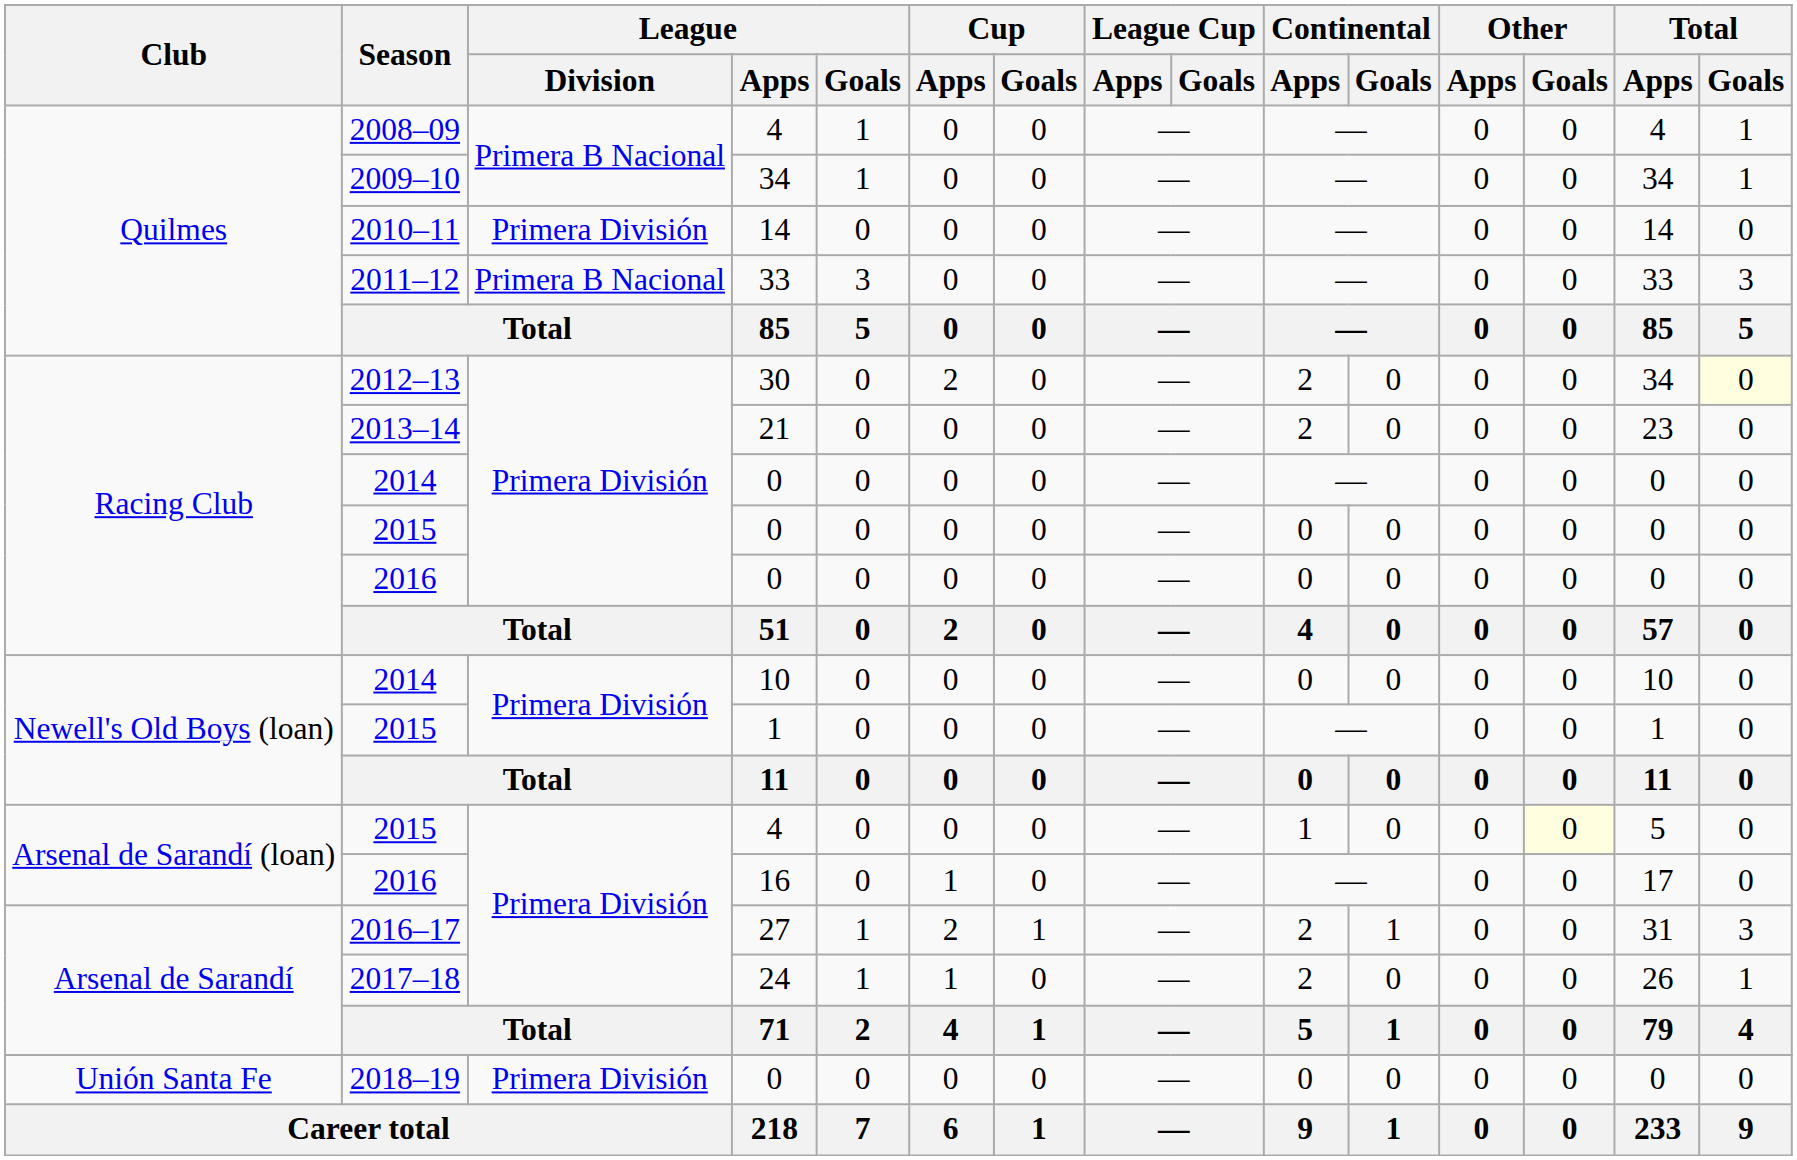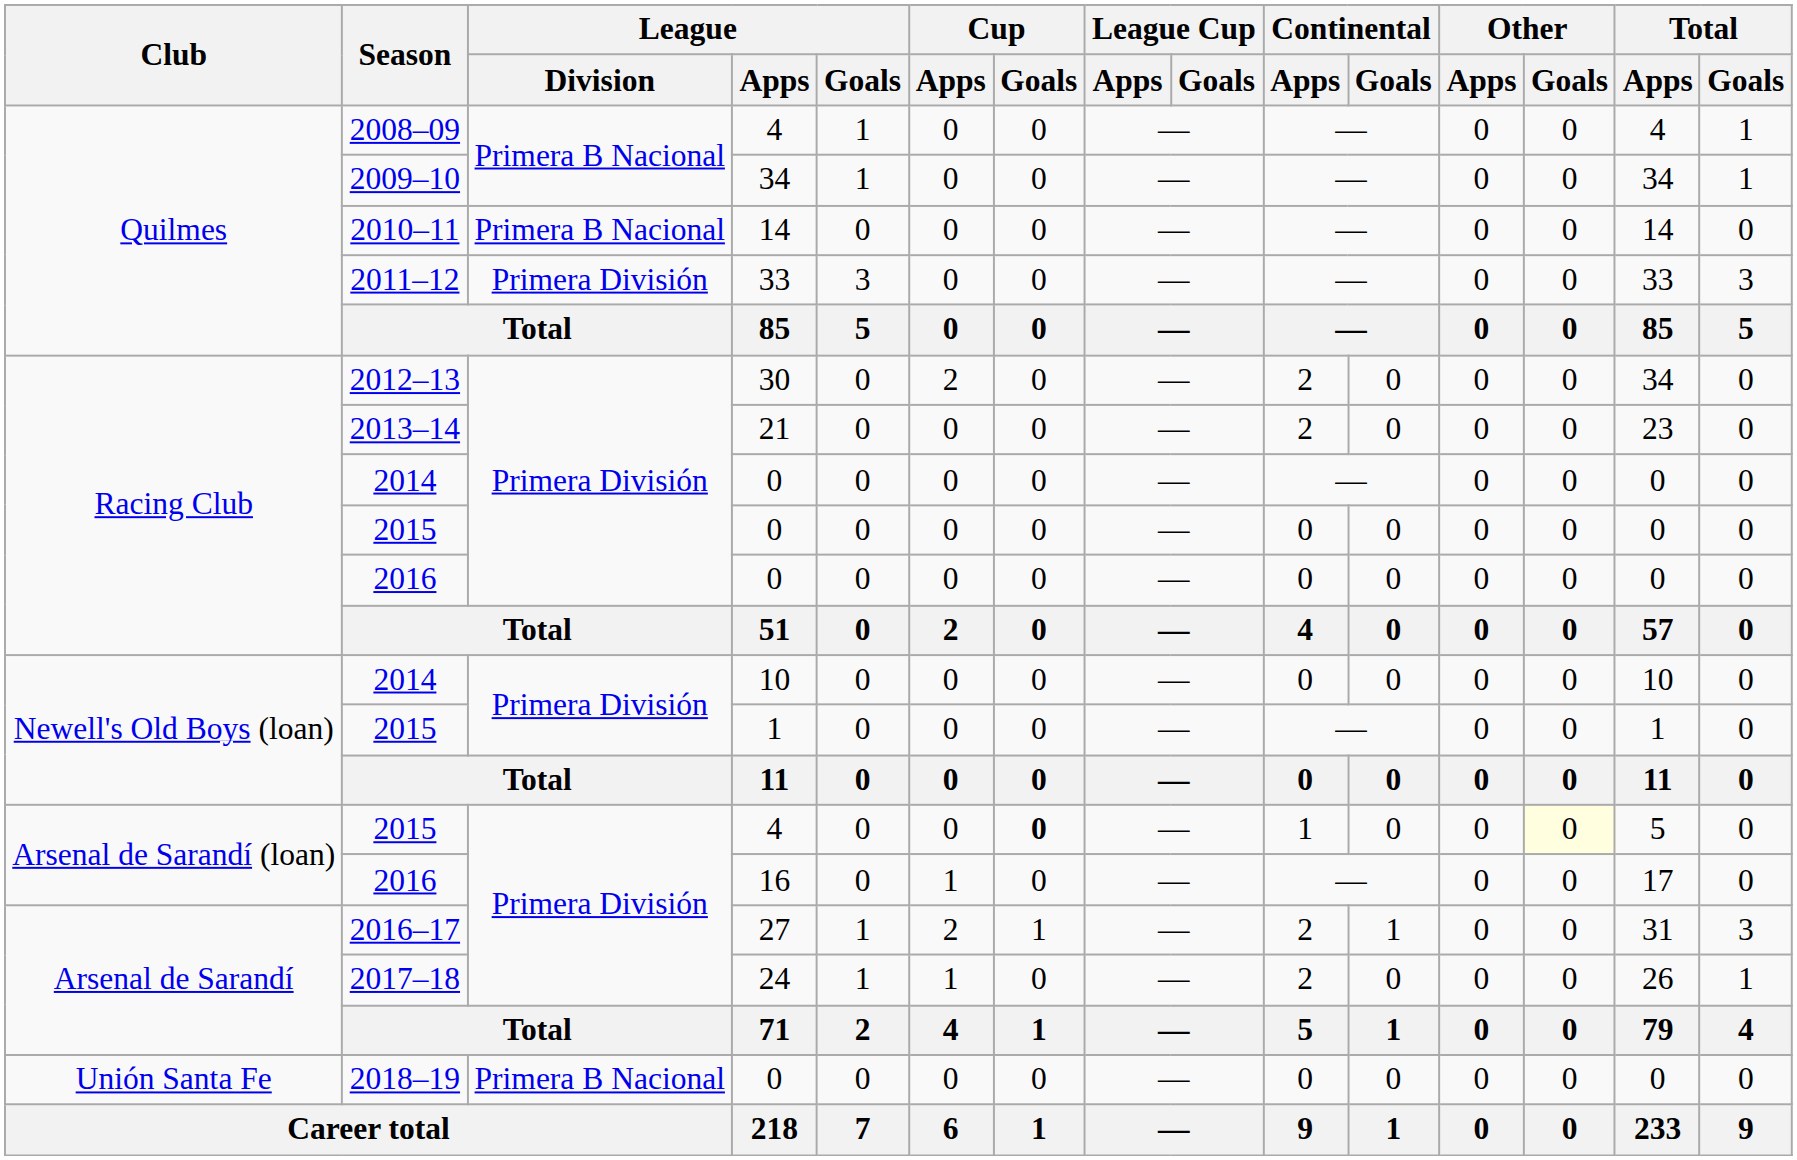(600, 229) Primera División -> (600, 229) Primera B Nacional
(600, 279) Primera B Nacional -> (600, 279) Primera División
(1746, 379) lightyellow background -> (1746, 379) no background
(1039, 829) normal -> (1039, 829) bold
(600, 1079) Primera División -> (600, 1079) Primera B Nacional
